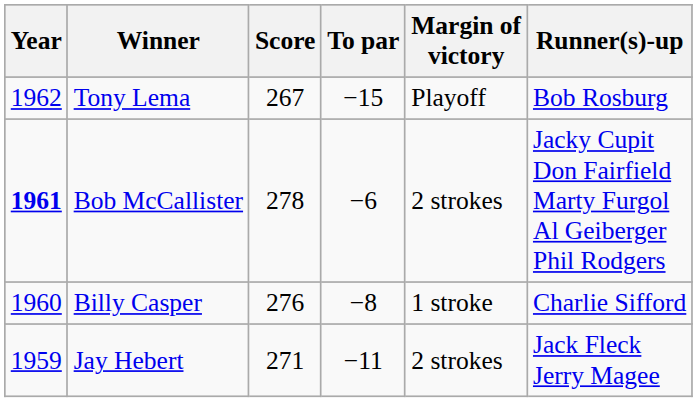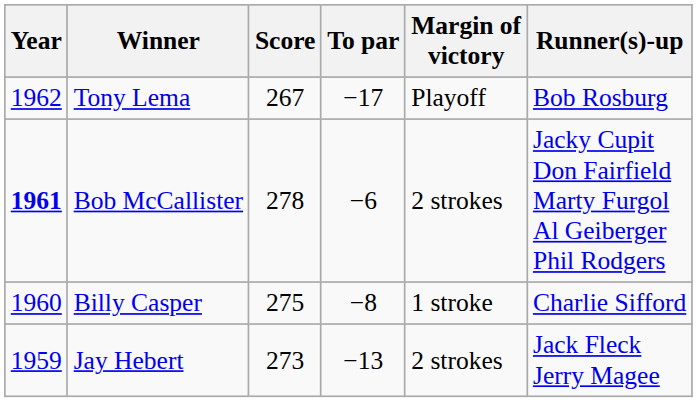(363, 98) −15 -> (363, 98) −17
(285, 303) 276 -> (285, 303) 275
(285, 360) 271 -> (285, 360) 273
(363, 360) −11 -> (363, 360) −13
